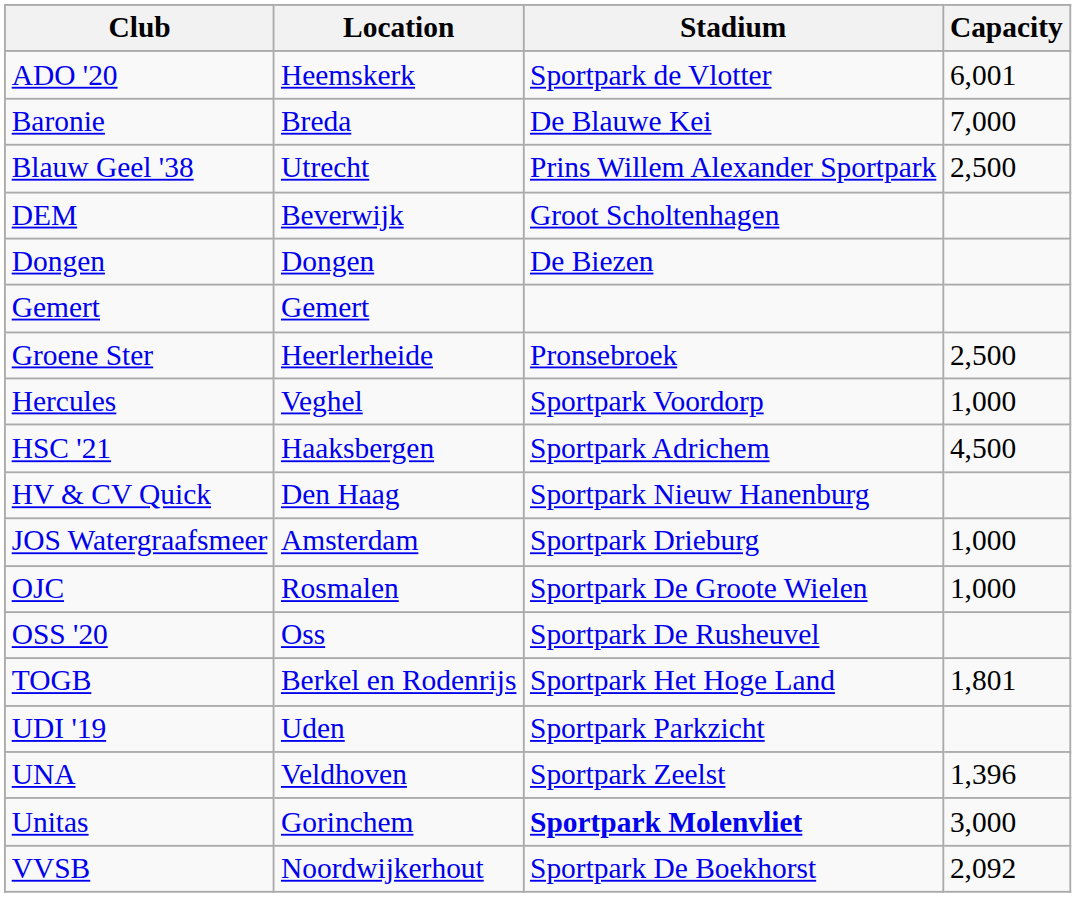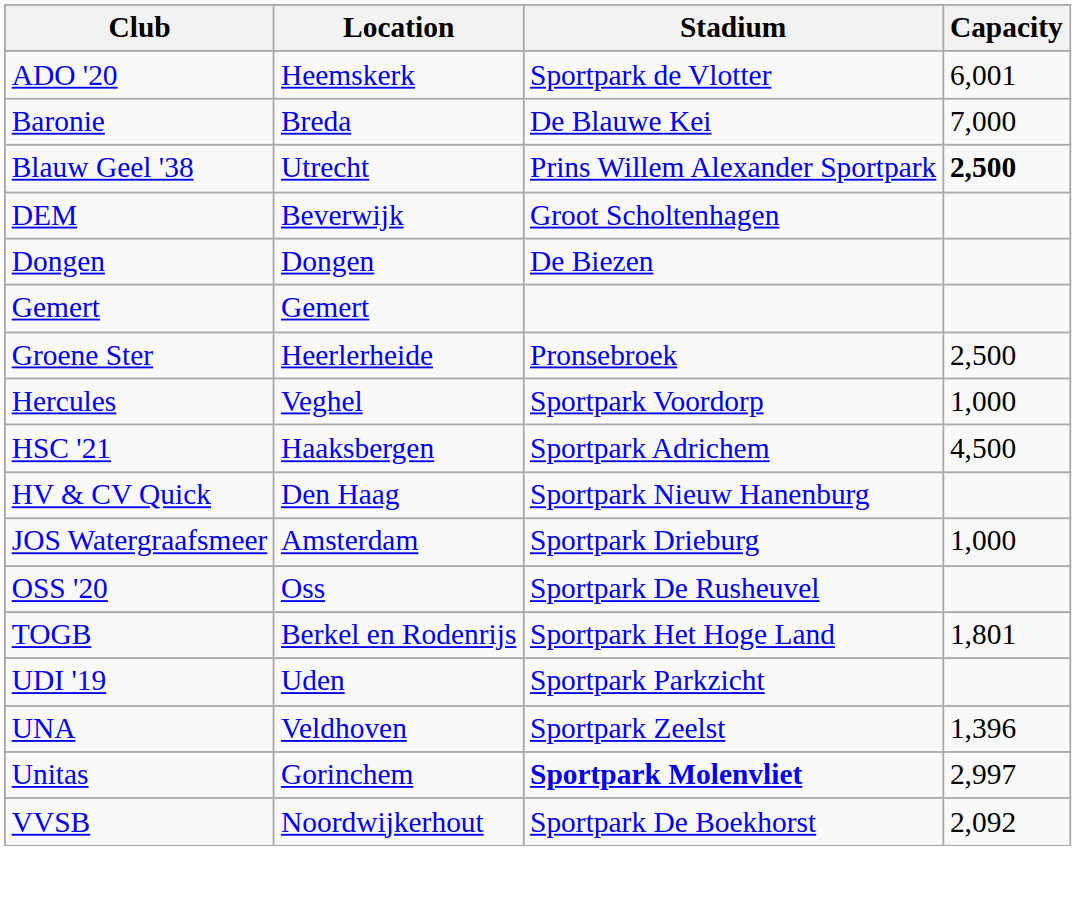(983, 167) normal -> (983, 167) bold
- row: (38, 588)
(983, 821) 3,000 -> (983, 774) 2,997
